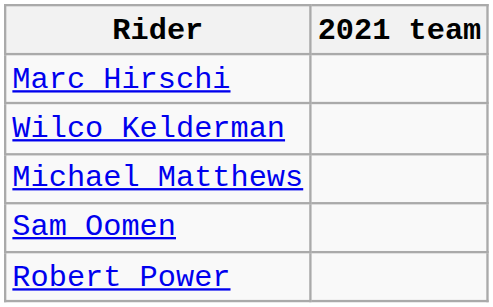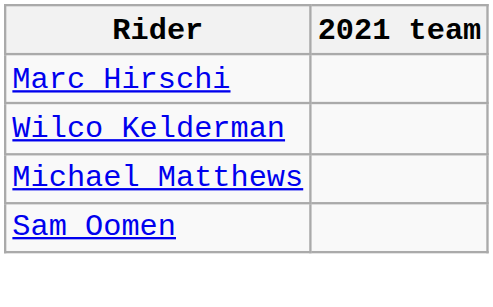- row: (121, 277)
